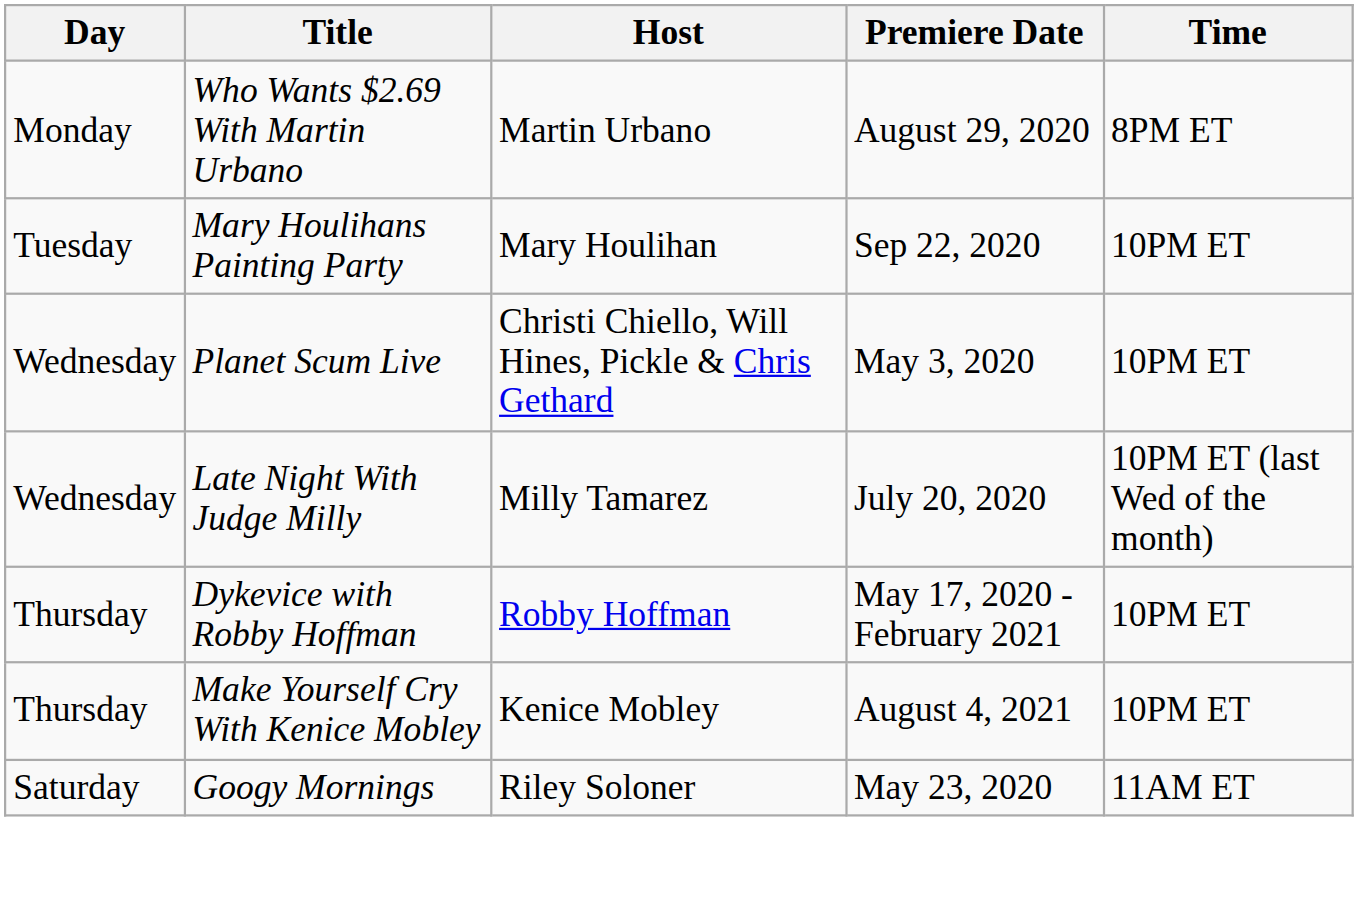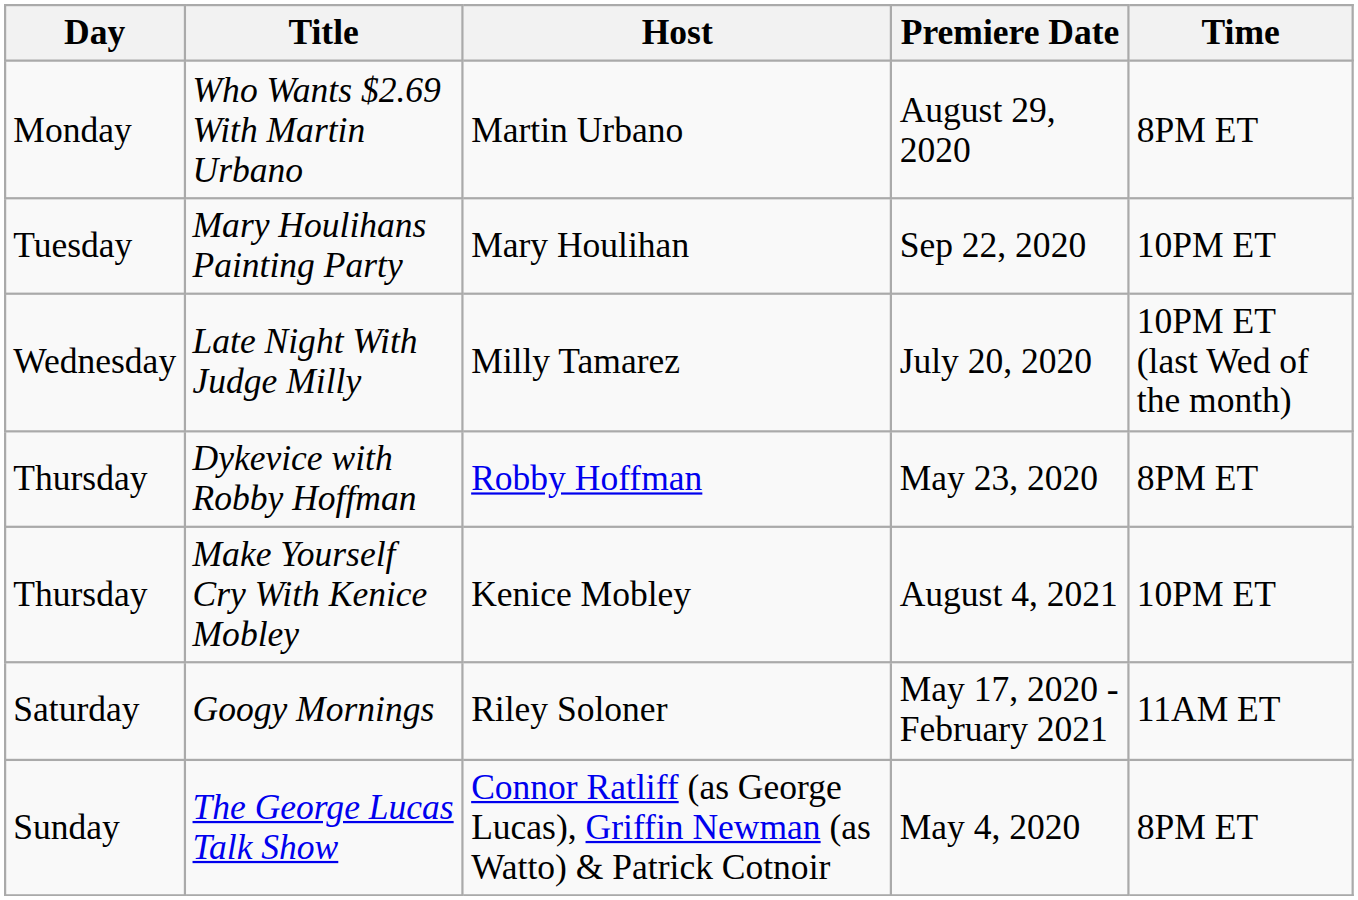- row: (317, 361)
(963, 614) May 17, 2020 - February 2021 -> (999, 477) May 23, 2020
(1181, 614) 10PM ET -> (1197, 477) 8PM ET
(953, 786) May 23, 2020 -> (1009, 710) May 17, 2020 - February 2021
+ row: (323, 826)
